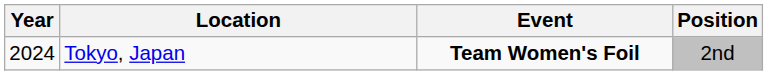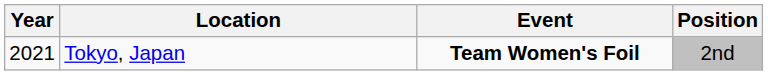(32, 53) 2024 -> (32, 53) 2021
